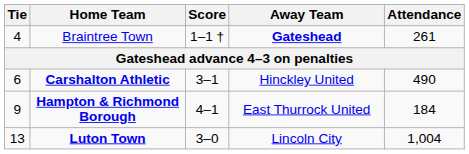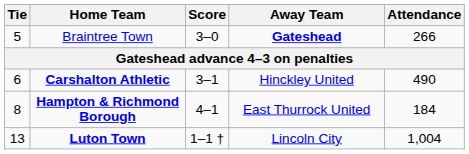(17, 36) 4 -> (17, 36) 5
(207, 36) 1–1 † -> (207, 36) 3–0
(424, 36) 261 -> (424, 36) 266
(17, 109) 9 -> (17, 109) 8
(207, 138) 3–0 -> (207, 138) 1–1 †
